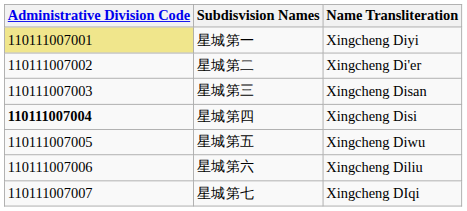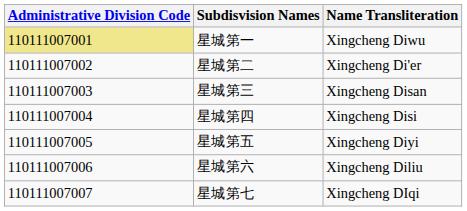(372, 40) Xingcheng Diyi -> (376, 40) Xingcheng Diwu
(50, 116) bold -> (50, 116) normal
(376, 142) Xingcheng Diwu -> (372, 142) Xingcheng Diyi
